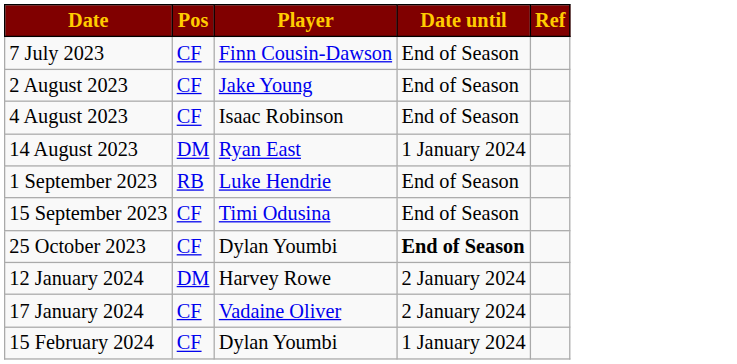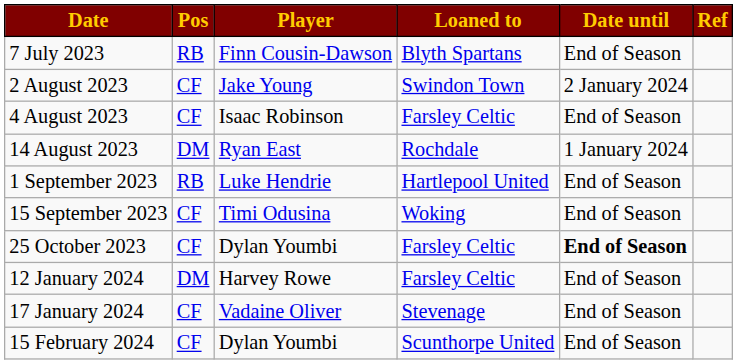+ column: (478, 20)
(189, 52) CF -> (190, 52) RB
(460, 85) End of Season -> (626, 85) 2 January 2024
(464, 278) 2 January 2024 -> (622, 278) End of Season
(464, 310) 2 January 2024 -> (622, 310) End of Season
(464, 342) 1 January 2024 -> (622, 342) End of Season
